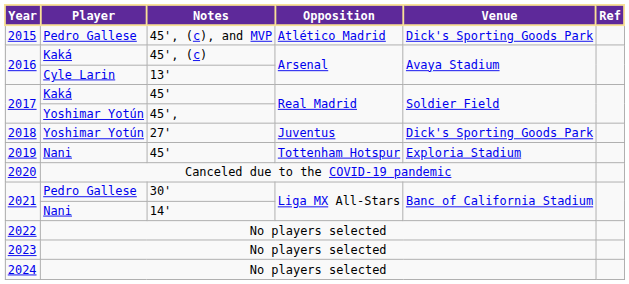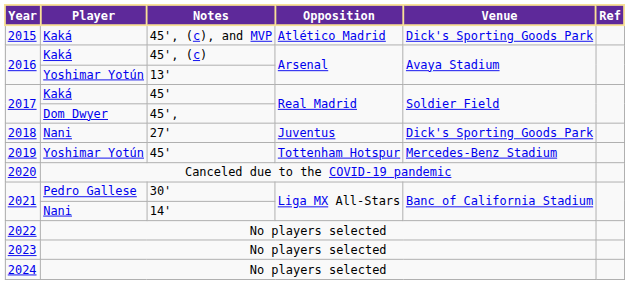(90, 36) Pedro Gallese -> (58, 36) Kaká
(79, 75) Cyle Larin -> (94, 75) Yoshimar Yotún
(94, 114) Yoshimar Yotún -> (76, 114) Dom Dwyer
(94, 133) Yoshimar Yotún -> (58, 133) Nani
(58, 152) Nani -> (94, 152) Yoshimar Yotún
(464, 152) Exploria Stadium -> (482, 152) Mercedes-Benz Stadium
